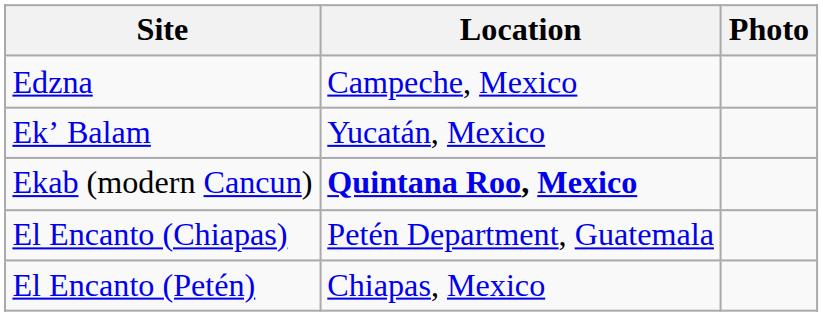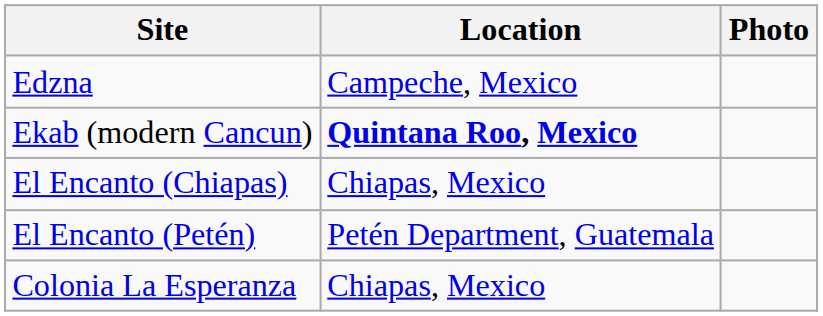- row: (82, 132)
(521, 234) Petén Department, Guatemala -> (436, 183) Chiapas, Mexico
(436, 285) Chiapas, Mexico -> (521, 234) Petén Department, Guatemala
+ row: (154, 285)
